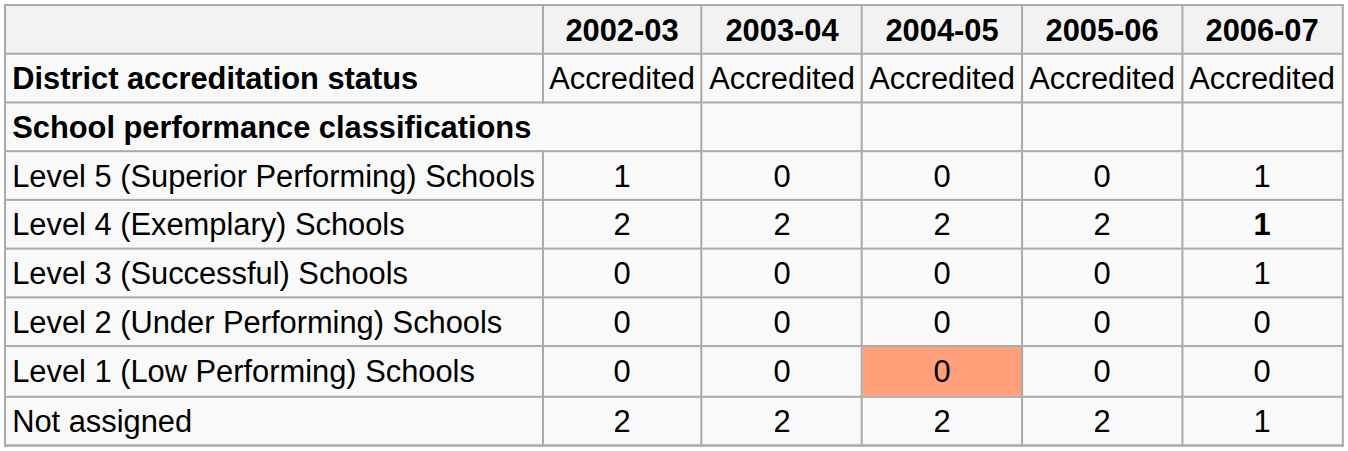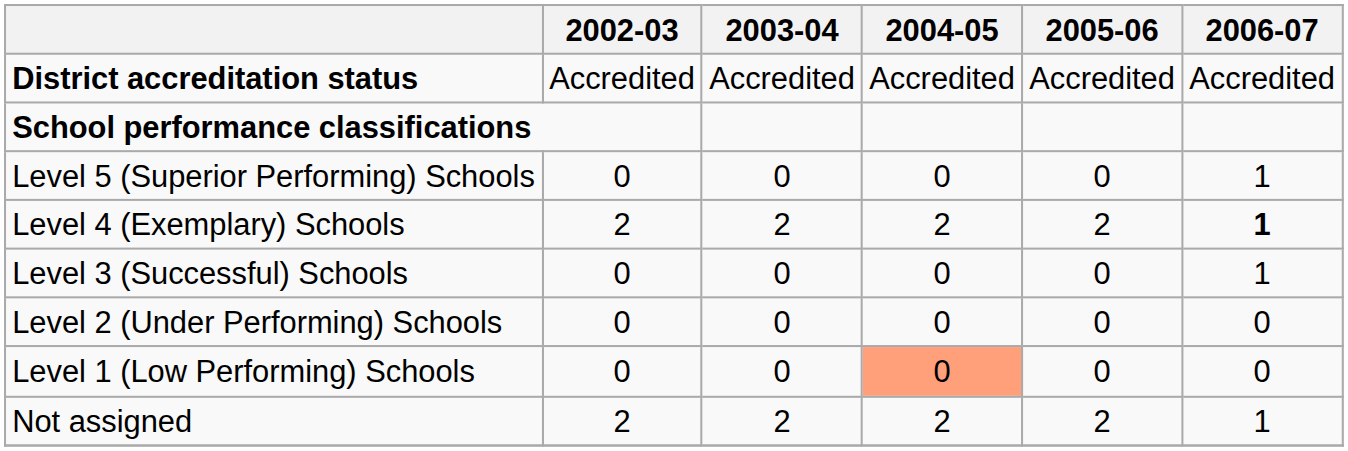(622, 176) 1 -> (622, 176) 0
